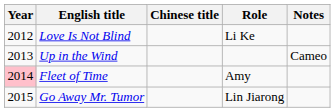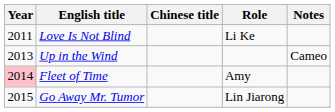(20, 35) 2012 -> (20, 35) 2011
